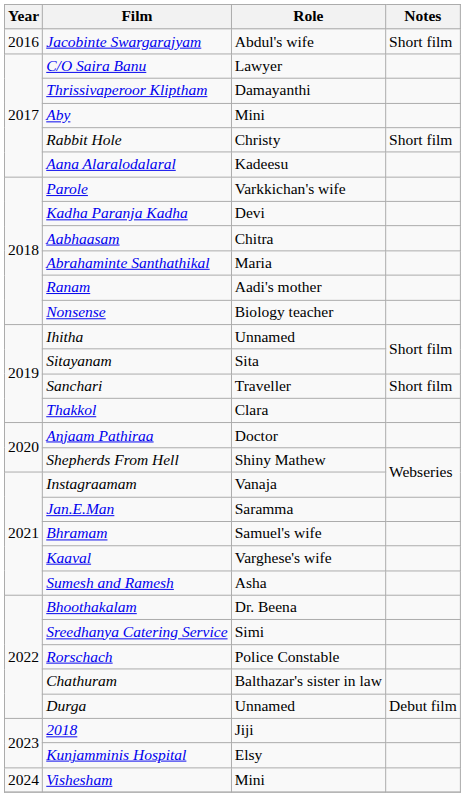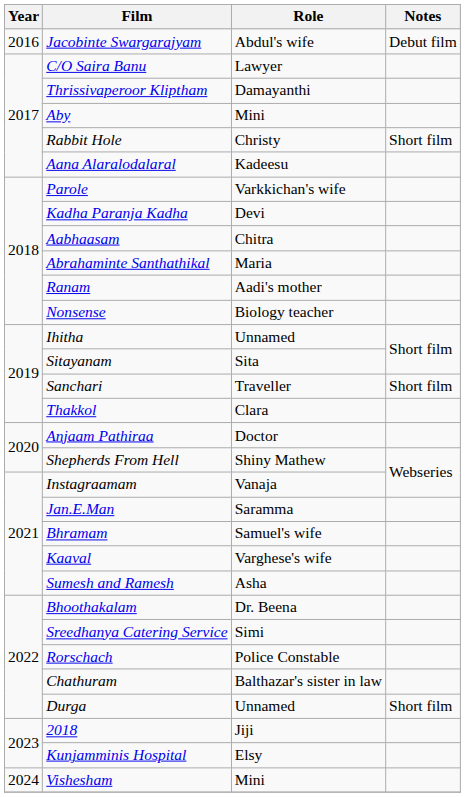(421, 41) Short film -> (423, 41) Debut film
(423, 705) Debut film -> (421, 705) Short film
